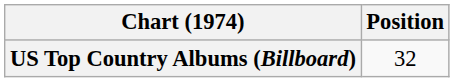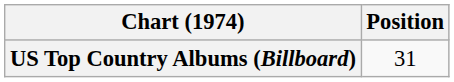(405, 58) 32 -> (405, 58) 31
